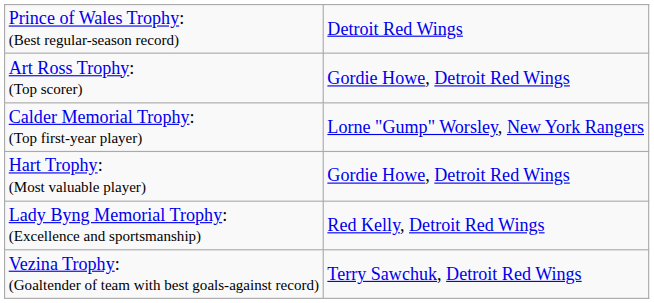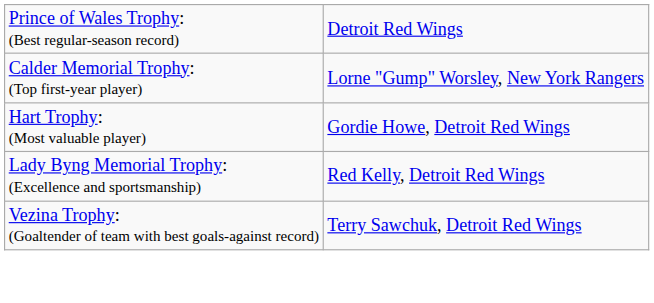- row: (72, 78)
